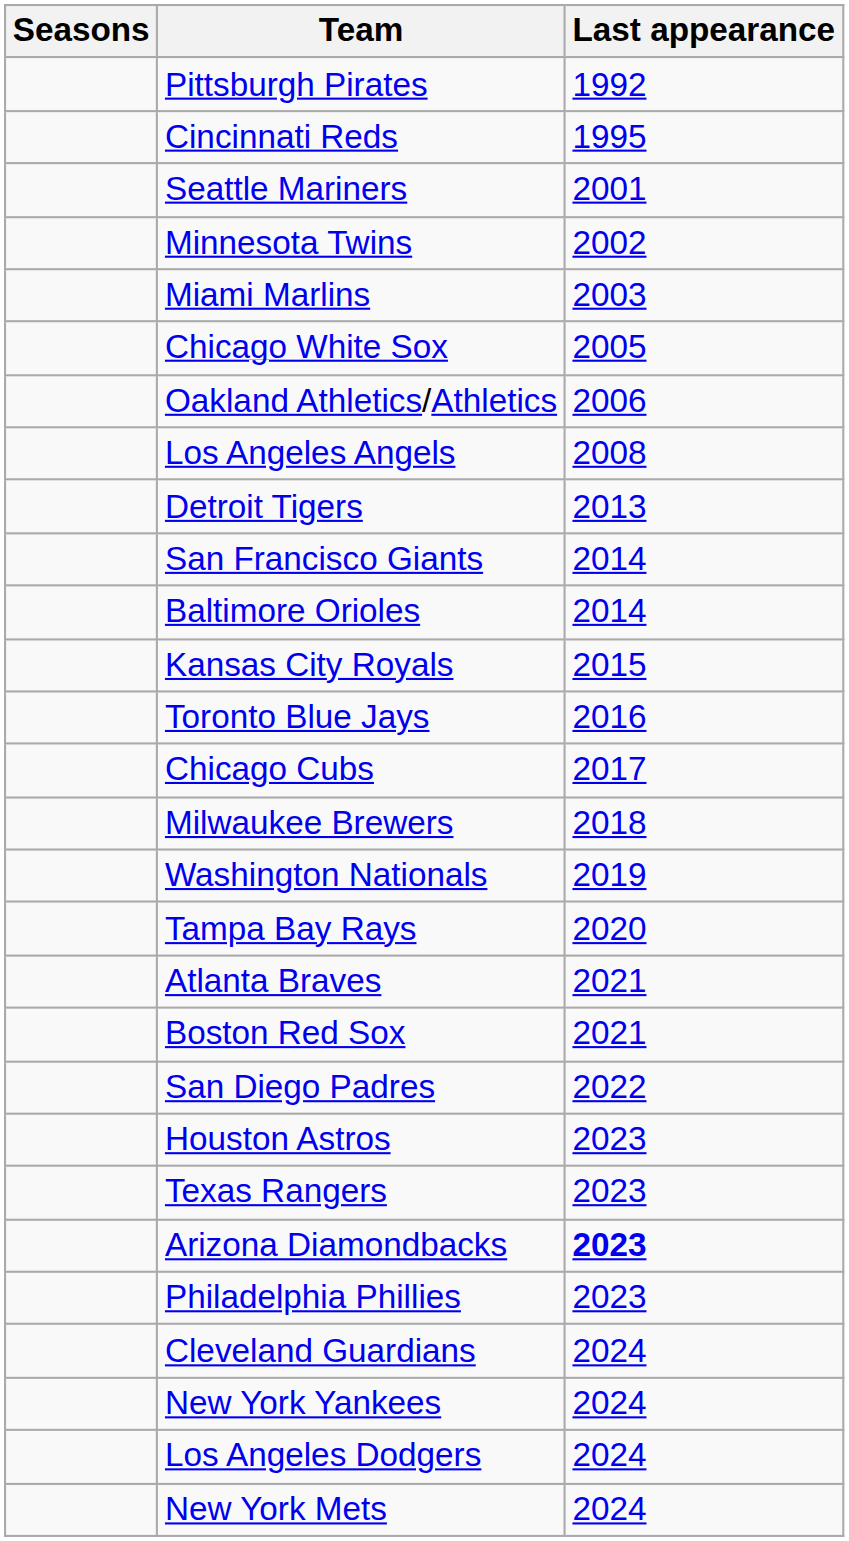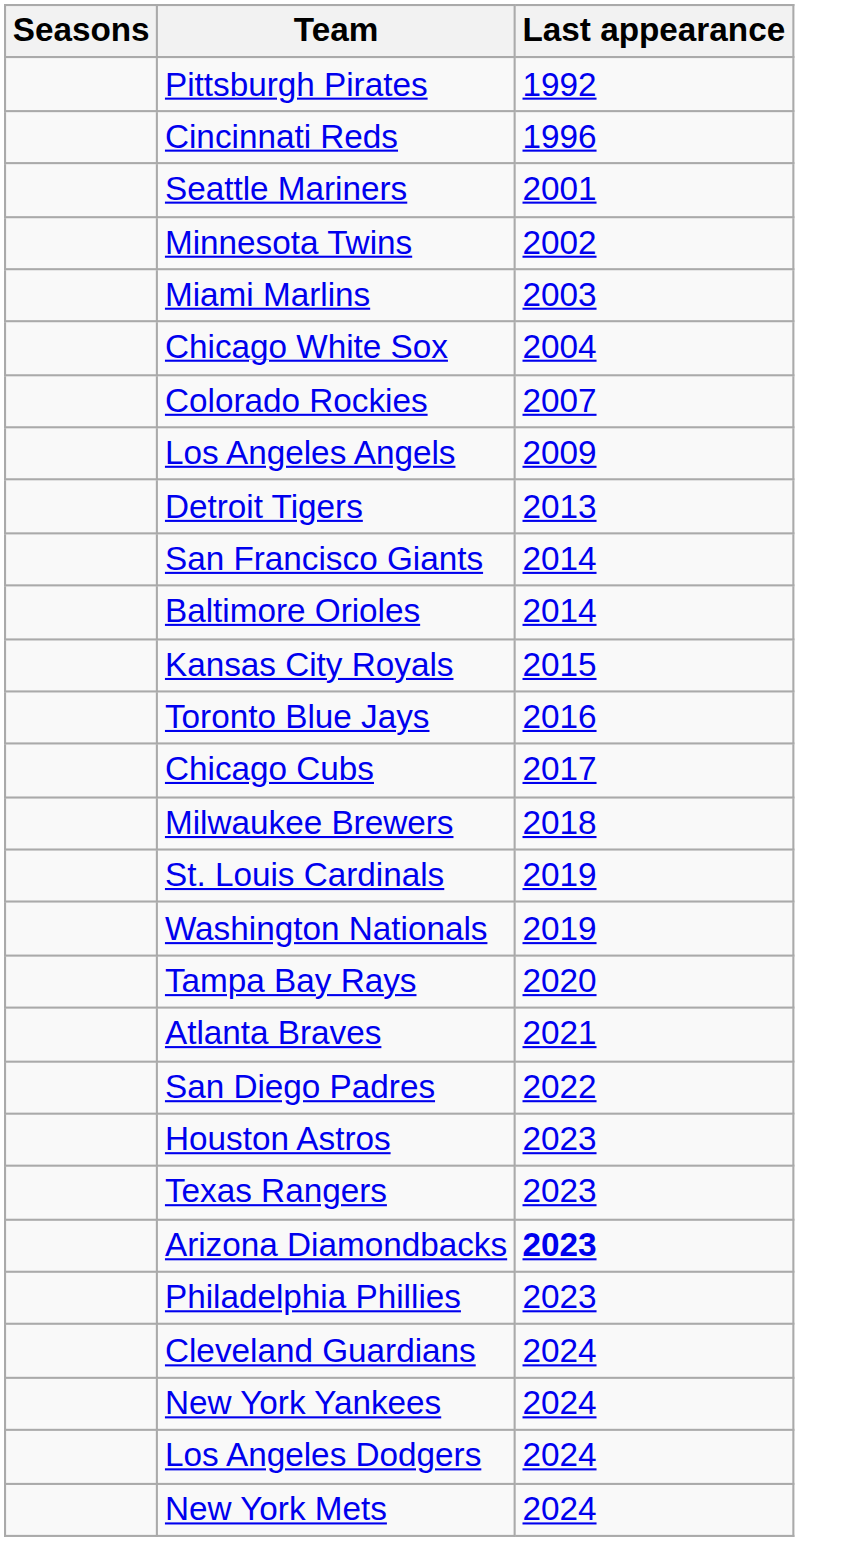(609, 136) 1995 -> (560, 136) 1996
(609, 347) 2005 -> (560, 347) 2004
- row: (361, 400)
+ row: (296, 400)
(609, 453) 2008 -> (560, 453) 2009
+ row: (305, 875)
- row: (285, 1033)
